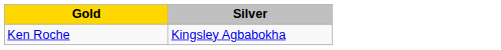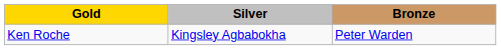+ column: (414, 14)
